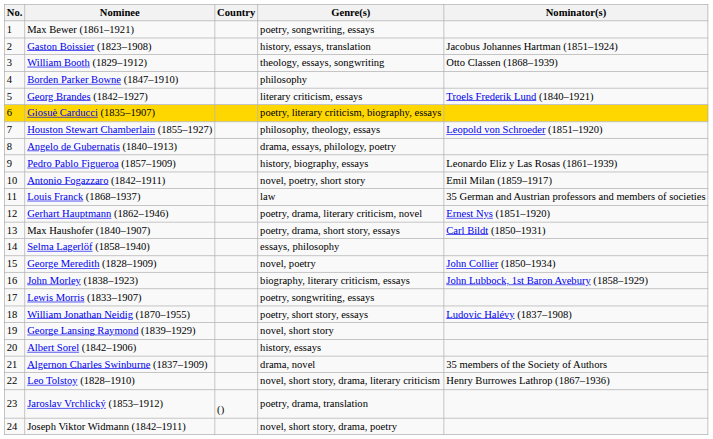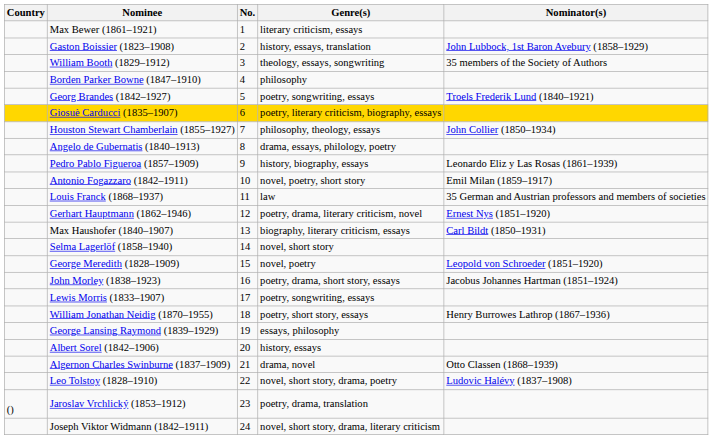columns swapped: (15, 12) <-> (236, 12)
(317, 29) poetry, songwriting, essays -> (311, 29) literary criticism, essays
(532, 46) Jacobus Johannes Hartman (1851–1924) -> (547, 46) John Lubbock, 1st Baron Avebury (1858–1929)
(502, 63) Otto Classen (1868–1939) -> (527, 63) 35 members of the Society of Authors
(311, 96) literary criticism, essays -> (317, 96) poetry, songwriting, essays
(524, 130) Leopold von Schroeder (1851–1920) -> (501, 130) John Collier (1850–1934)
(330, 230) poetry, drama, short story, essays -> (335, 230) biography, literary criticism, essays
(300, 247) essays, philosophy -> (297, 247) novel, short story
(501, 264) John Collier (1850–1934) -> (524, 264) Leopold von Schroeder (1851–1920)
(335, 280) biography, literary criticism, essays -> (330, 280) poetry, drama, short story, essays
(547, 280) John Lubbock, 1st Baron Avebury (1858–1929) -> (532, 280) Jacobus Johannes Hartman (1851–1924)
(509, 314) Ludovic Halévy (1837–1908) -> (528, 314) Henry Burrowes Lathrop (1867–1936)
(297, 331) novel, short story -> (300, 331) essays, philosophy
(527, 364) 35 members of the Society of Authors -> (502, 364) Otto Classen (1868–1939)
(350, 381) novel, short story, drama, literary criticism -> (329, 381) novel, short story, drama, poetry
(528, 381) Henry Burrowes Lathrop (1867–1936) -> (509, 381) Ludovic Halévy (1837–1908)
(329, 426) novel, short story, drama, poetry -> (350, 426) novel, short story, drama, literary criticism
